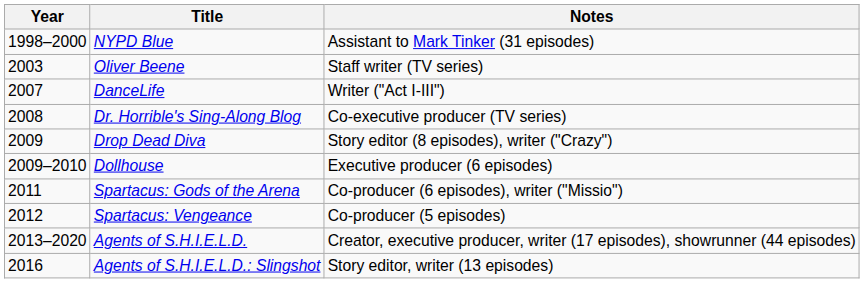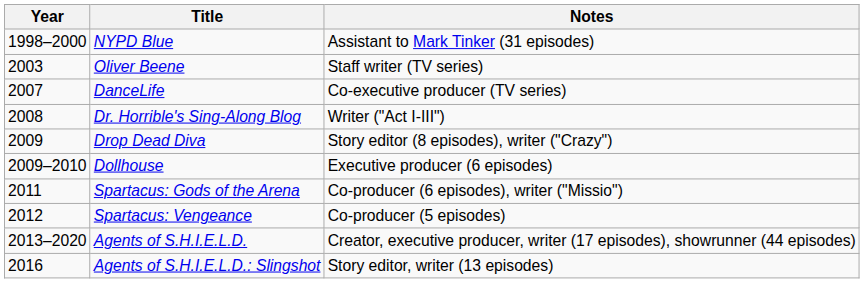(386, 91) Writer ("Act I-III") -> (447, 91) Co-executive producer (TV series)
(447, 116) Co-executive producer (TV series) -> (386, 116) Writer ("Act I-III")
